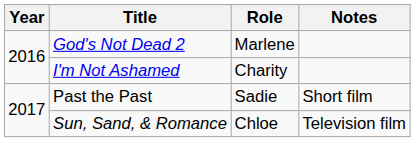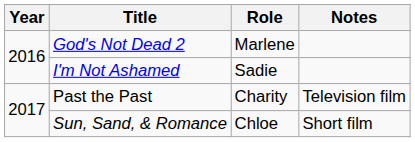(261, 70) Charity -> (256, 70) Sadie
(256, 96) Sadie -> (261, 96) Charity
(338, 96) Short film -> (354, 96) Television film
(354, 123) Television film -> (338, 123) Short film
